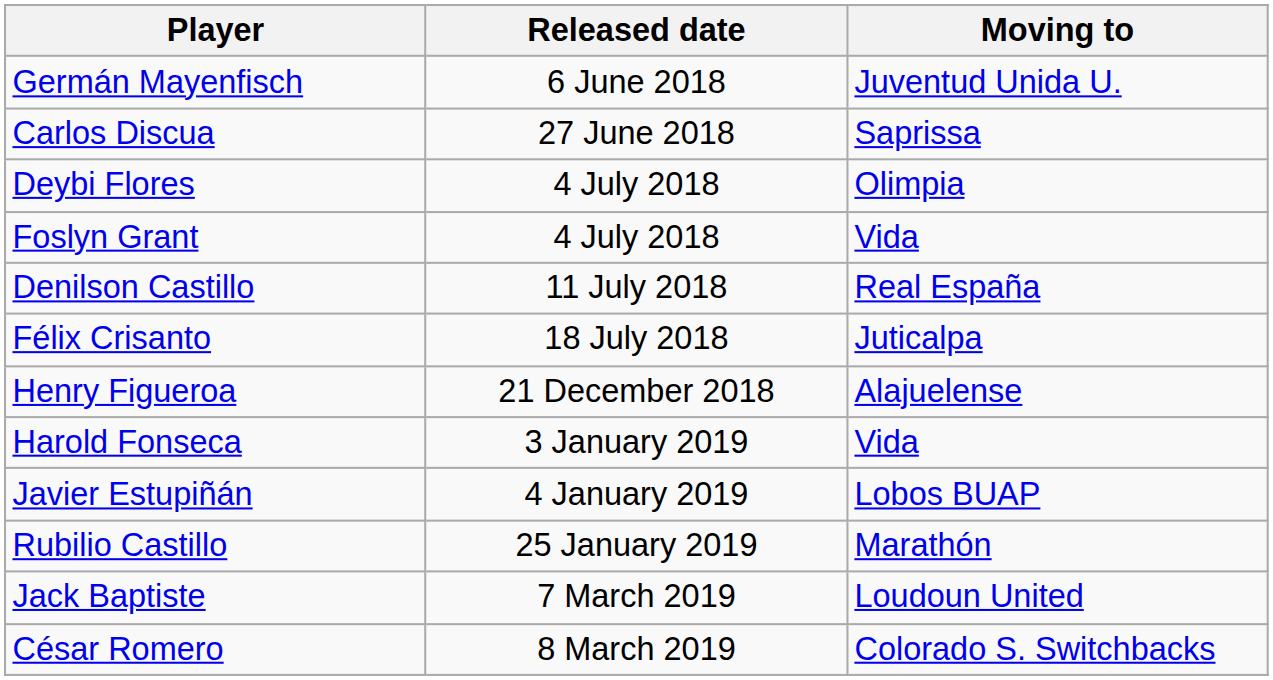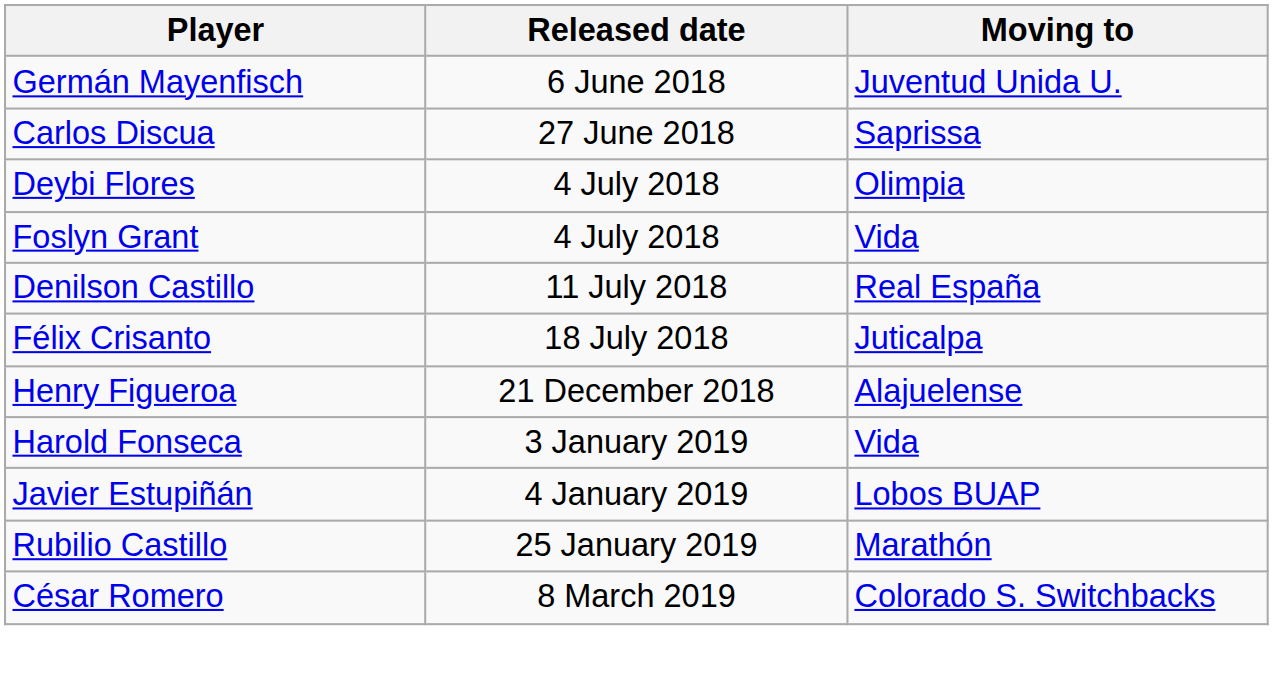- row: (109, 596)
